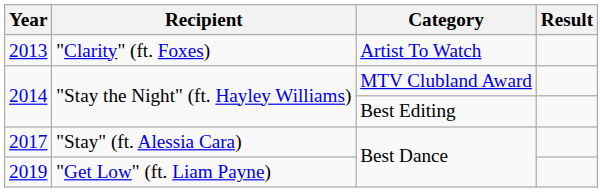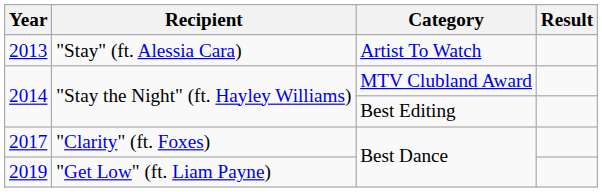(133, 50) "Clarity" (ft. Foxes) -> (149, 50) "Stay" (ft. Alessia Cara)
(149, 141) "Stay" (ft. Alessia Cara) -> (133, 141) "Clarity" (ft. Foxes)
